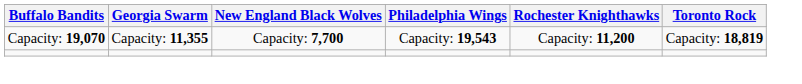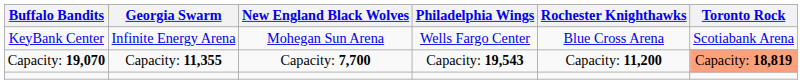+ row: (56, 38)
(714, 38) no background -> (744, 60) lightsalmon background
